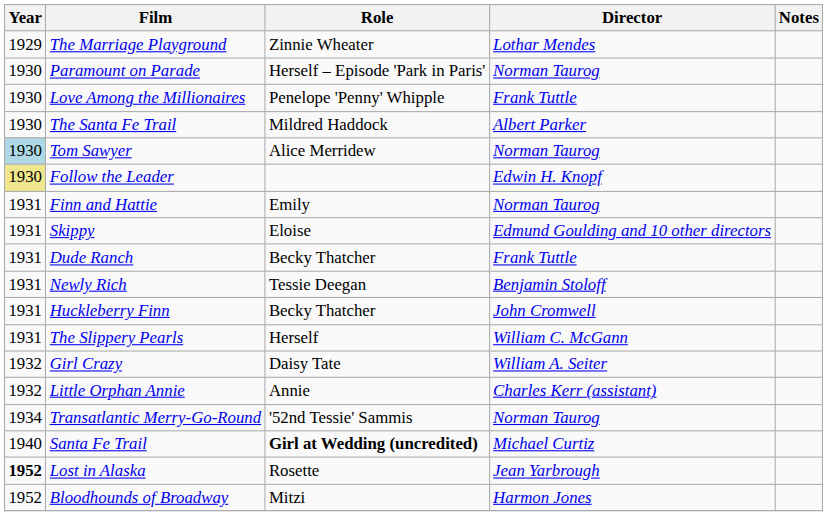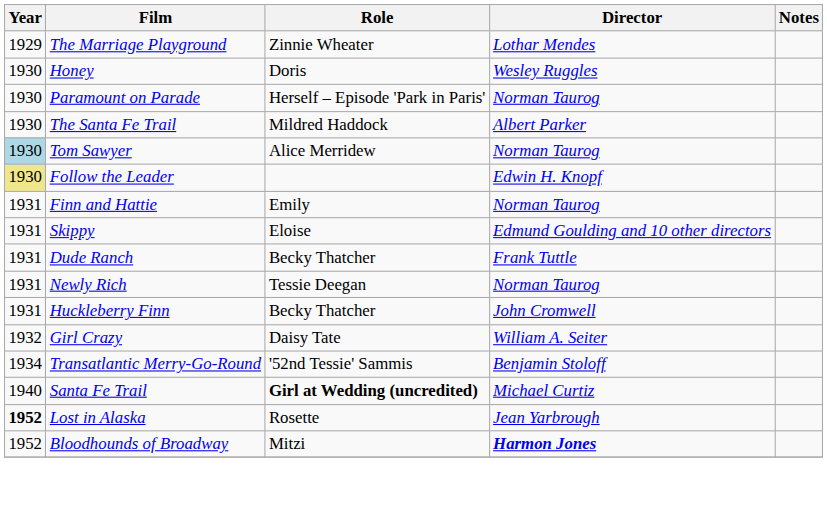+ row: (72, 71)
- row: (147, 97)
(549, 284) Benjamin Stoloff -> (546, 284) Norman Taurog
- row: (116, 337)
- row: (117, 390)
(546, 417) Norman Taurog -> (549, 364) Benjamin Stoloff
(542, 497) normal -> (545, 444) bold
